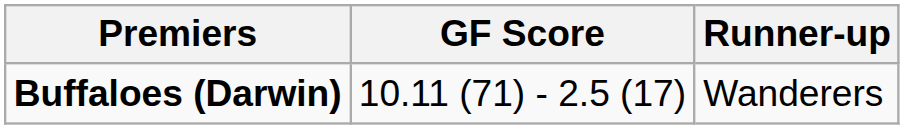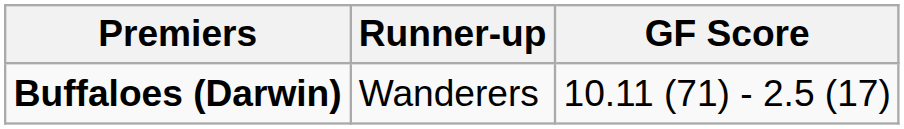columns swapped: (522, 33) <-> (797, 33)
